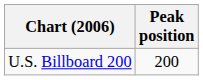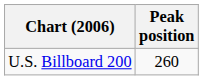(167, 61) 200 -> (167, 61) 260
